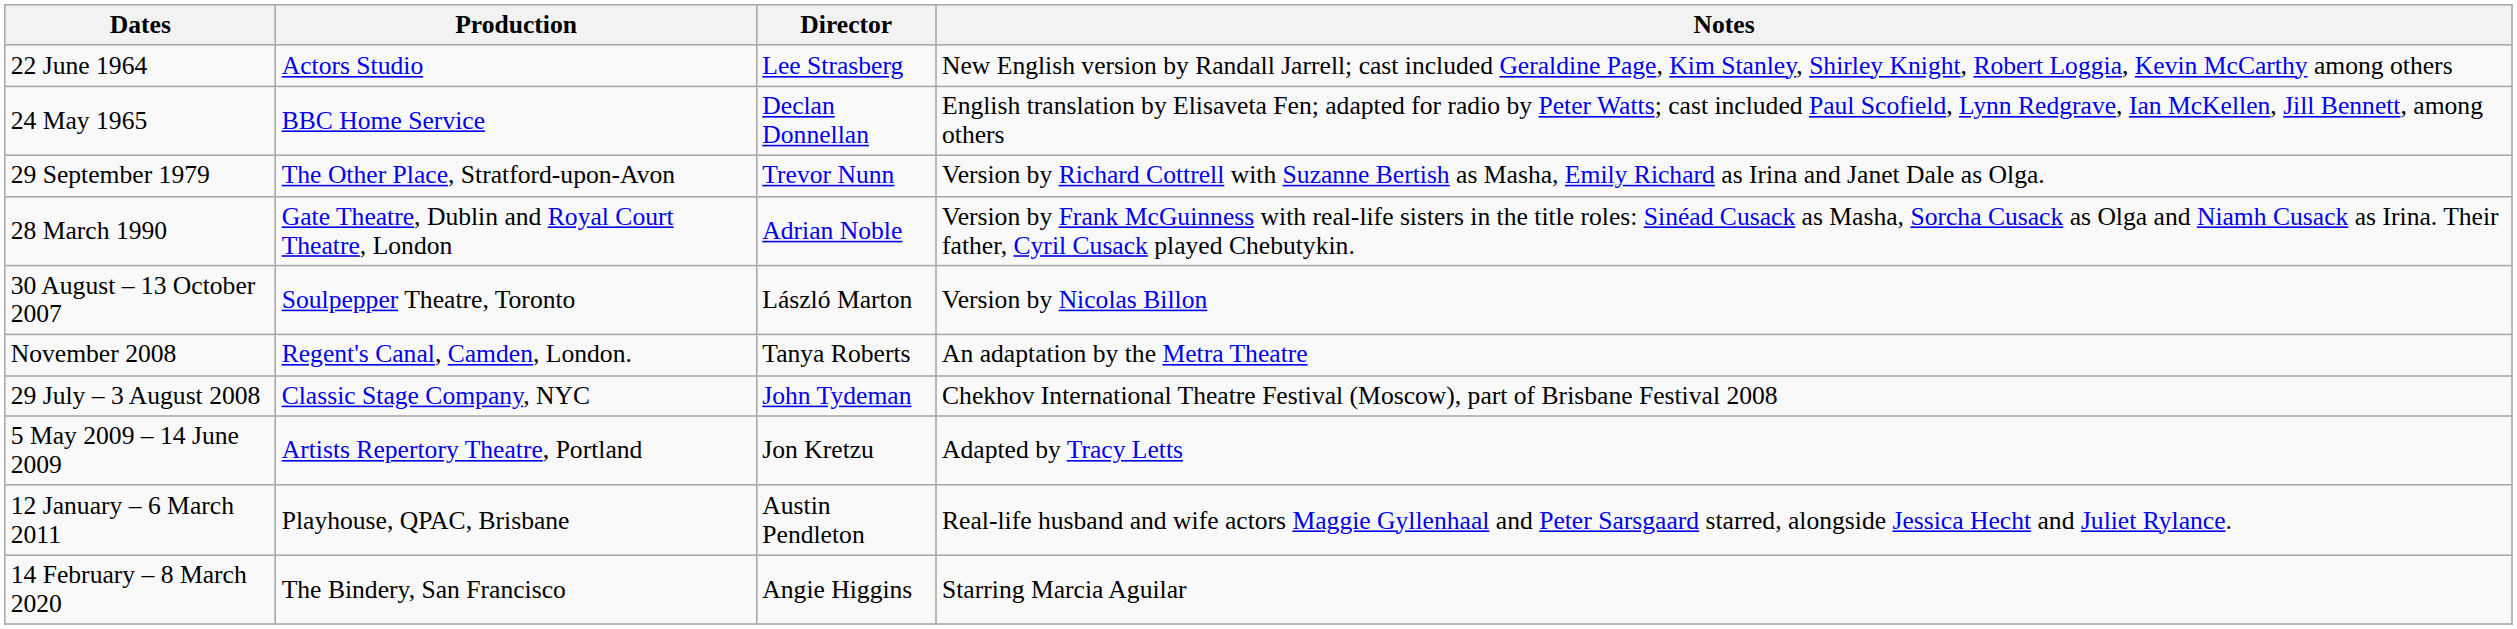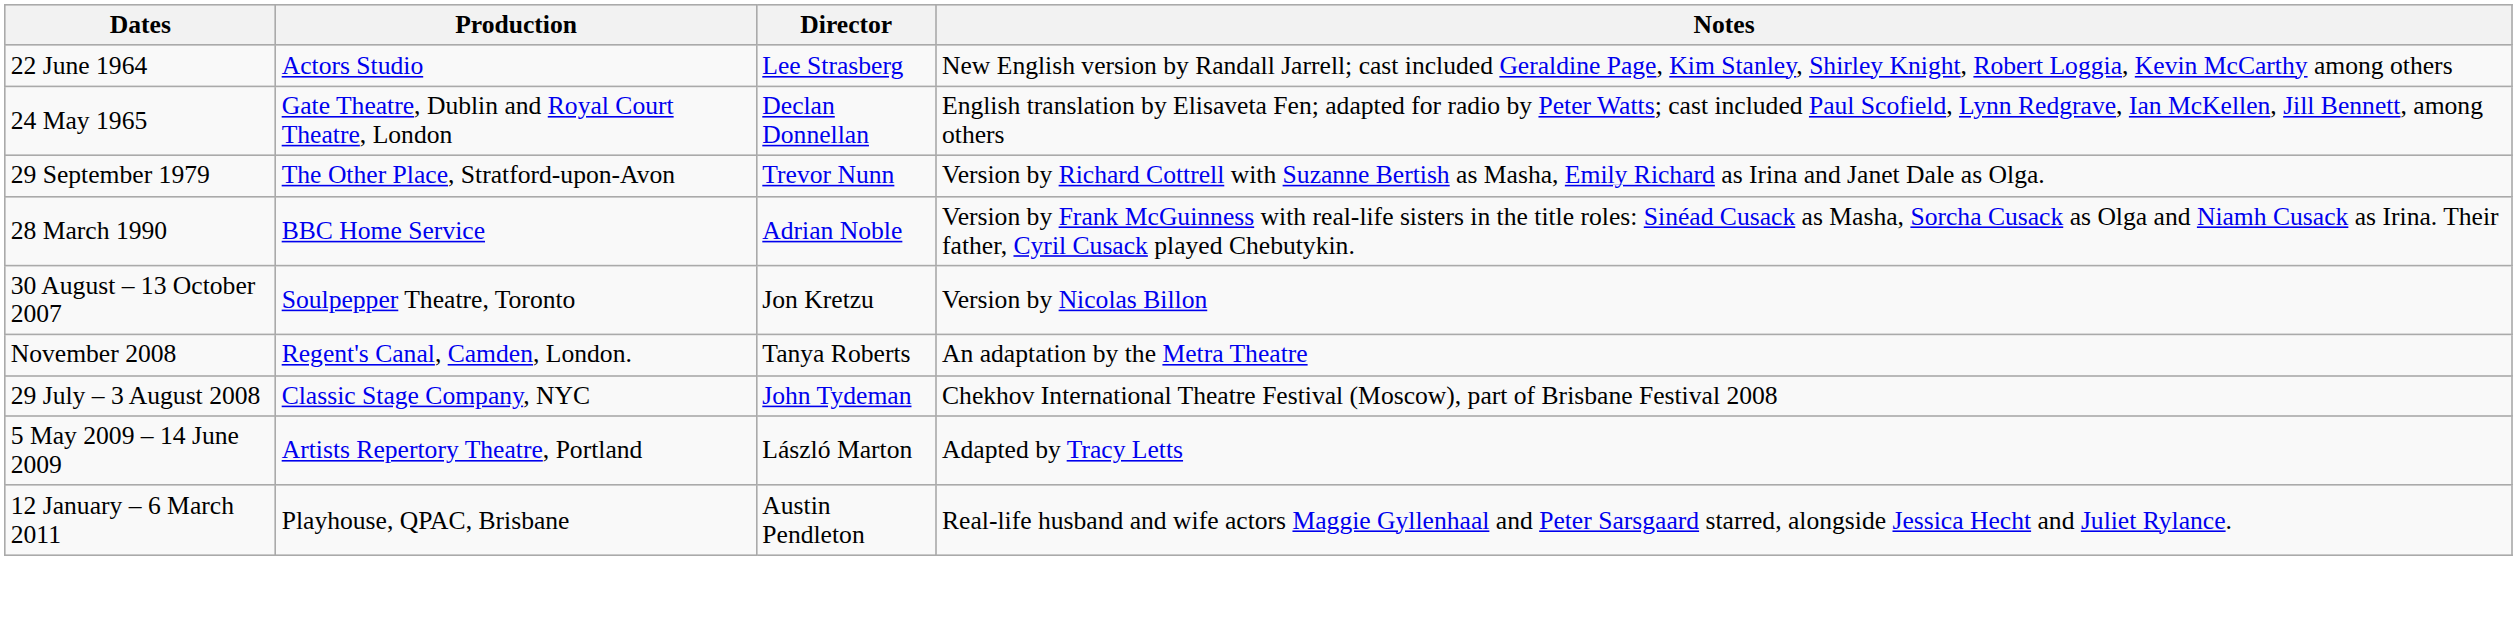(383, 120) BBC Home Service -> (478, 120) Gate Theatre, Dublin and Royal Court Theatre, London
(478, 230) Gate Theatre, Dublin and Royal Court Theatre, London -> (383, 230) BBC Home Service
(837, 299) László Marton -> (818, 299) Jon Kretzu
(818, 450) Jon Kretzu -> (837, 450) László Marton
- row: (129, 589)
